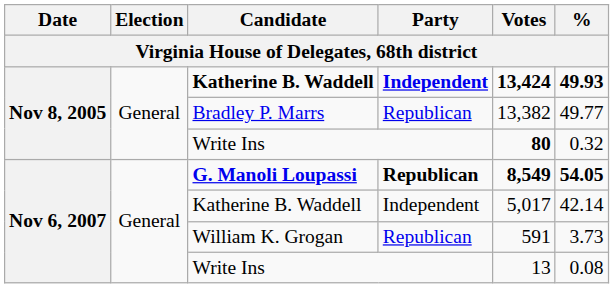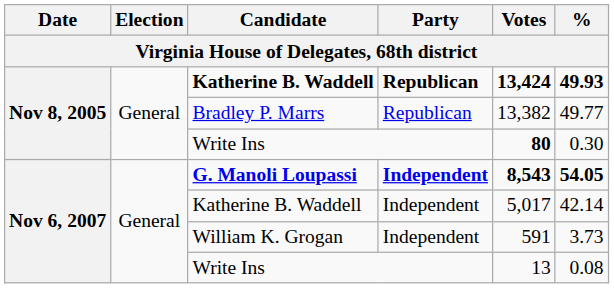(435, 81) Independent -> (431, 81) Republican
(587, 143) 0.32 -> (587, 143) 0.30
(431, 174) Republican -> (435, 174) Independent
(529, 174) 8,549 -> (529, 174) 8,543
(427, 236) Republican -> (431, 236) Independent
